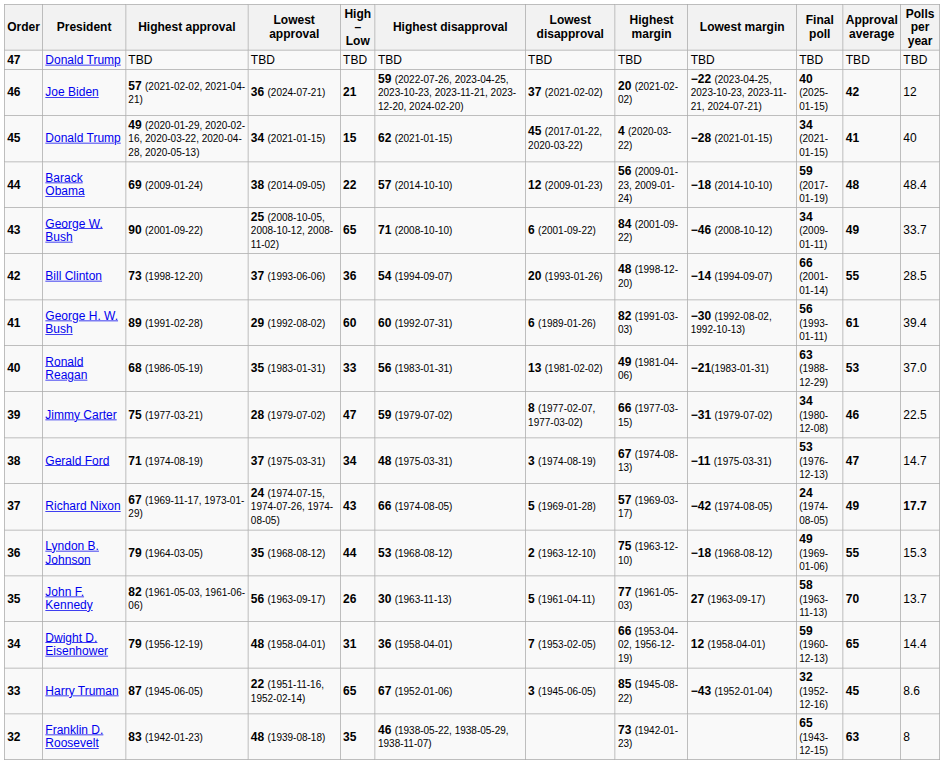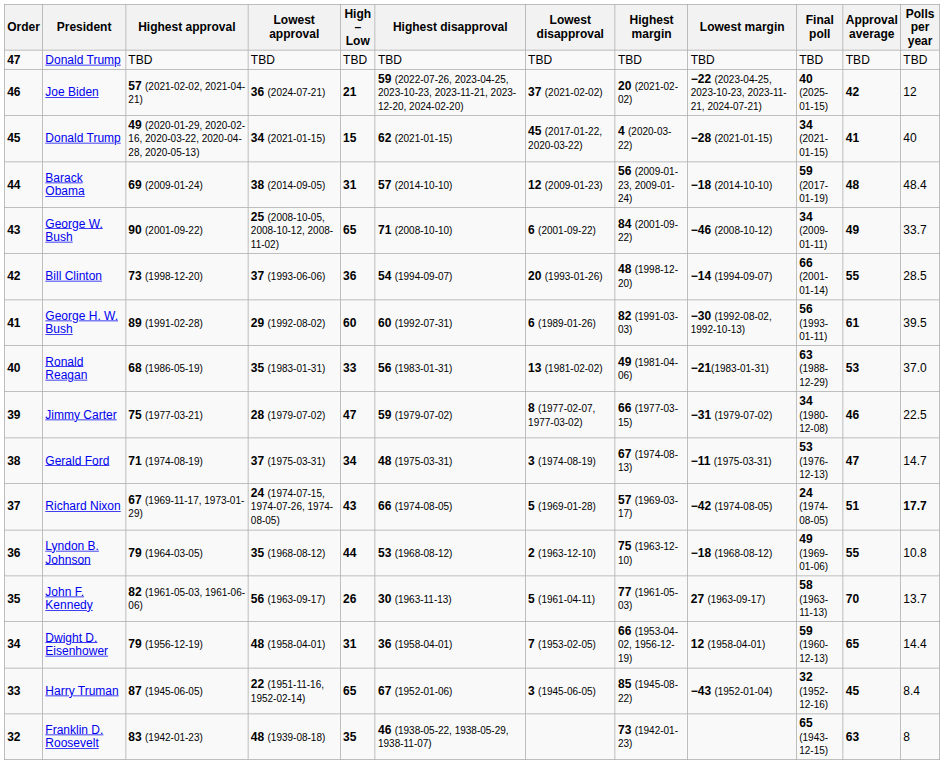(350, 184) 22 -> (350, 184) 31
(915, 322) 39.4 -> (915, 322) 39.5
(852, 506) 49 -> (852, 506) 51
(915, 552) 15.3 -> (915, 552) 10.8
(912, 690) 8.6 -> (912, 690) 8.4
